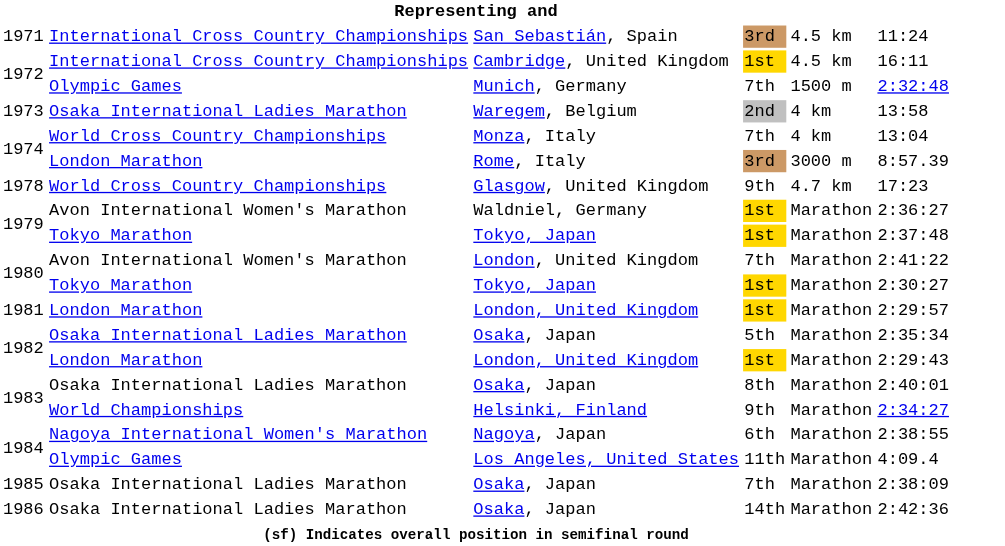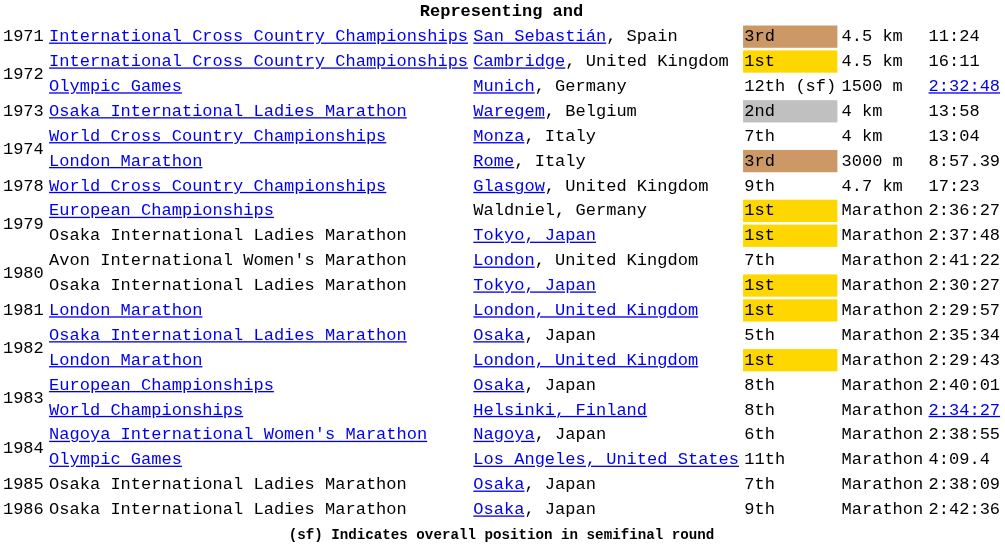(760, 86) 7th -> (790, 86) 12th (sf)
(228, 211) Avon International Women's Marathon -> (161, 211) European Championships
(121, 236) Tokyo Marathon -> (228, 236) Osaka International Ladies Marathon
(121, 286) Tokyo Marathon -> (228, 286) Osaka International Ladies Marathon
(228, 385) Osaka International Ladies Marathon -> (161, 385) European Championships
(760, 410) 9th -> (760, 410) 8th
(765, 510) 14th -> (760, 510) 9th
